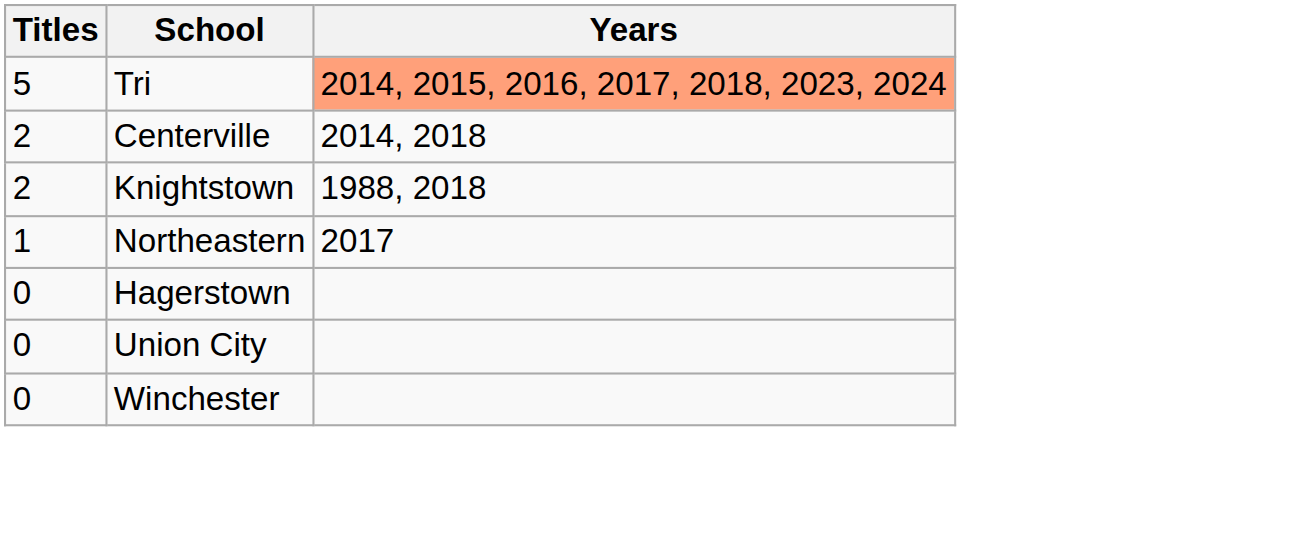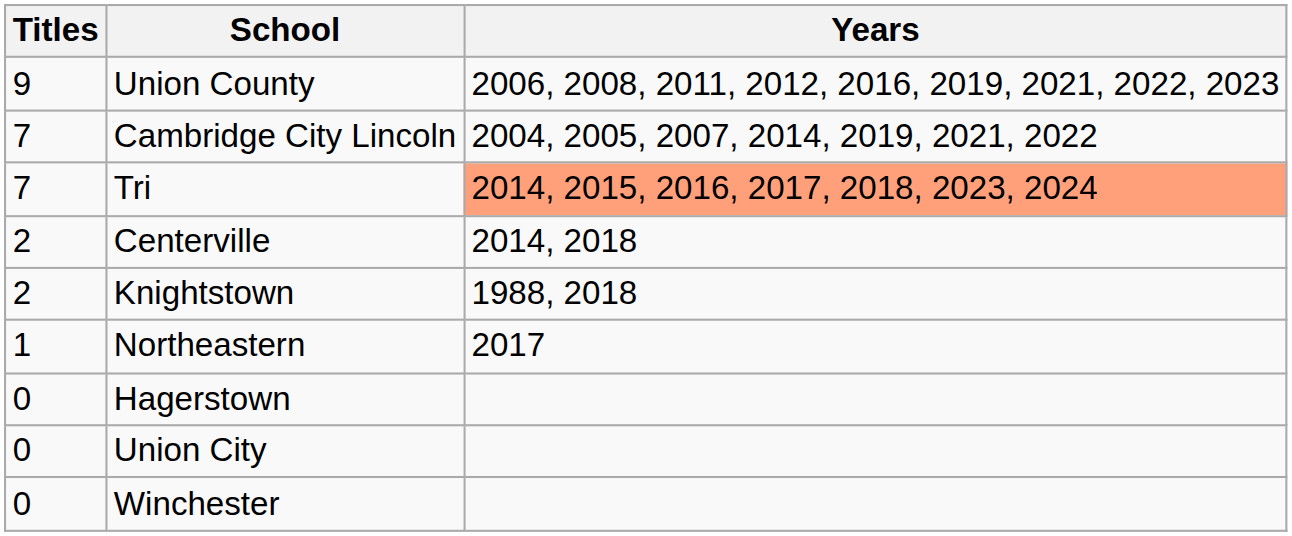+ row: (214, 83)
+ row: (285, 135)
(22, 83) 5 -> (22, 188) 7
